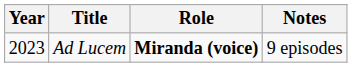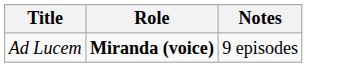- column: (27, 18)
